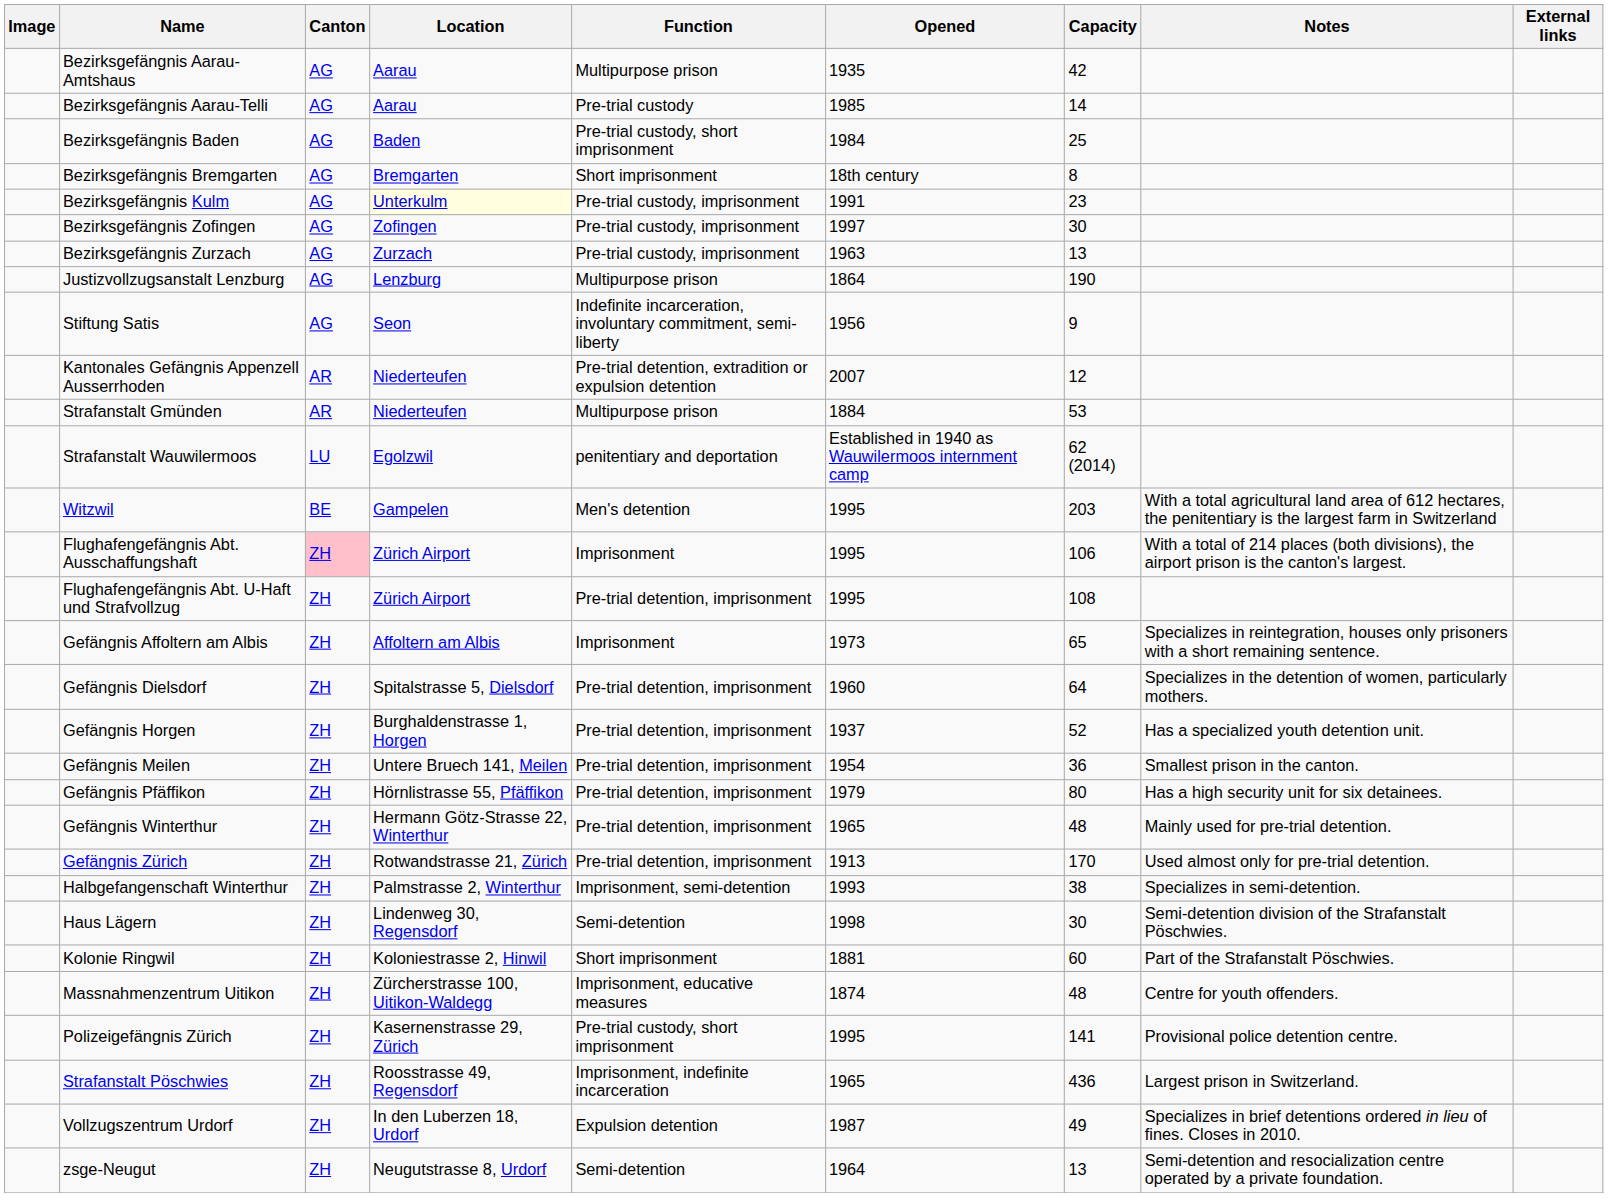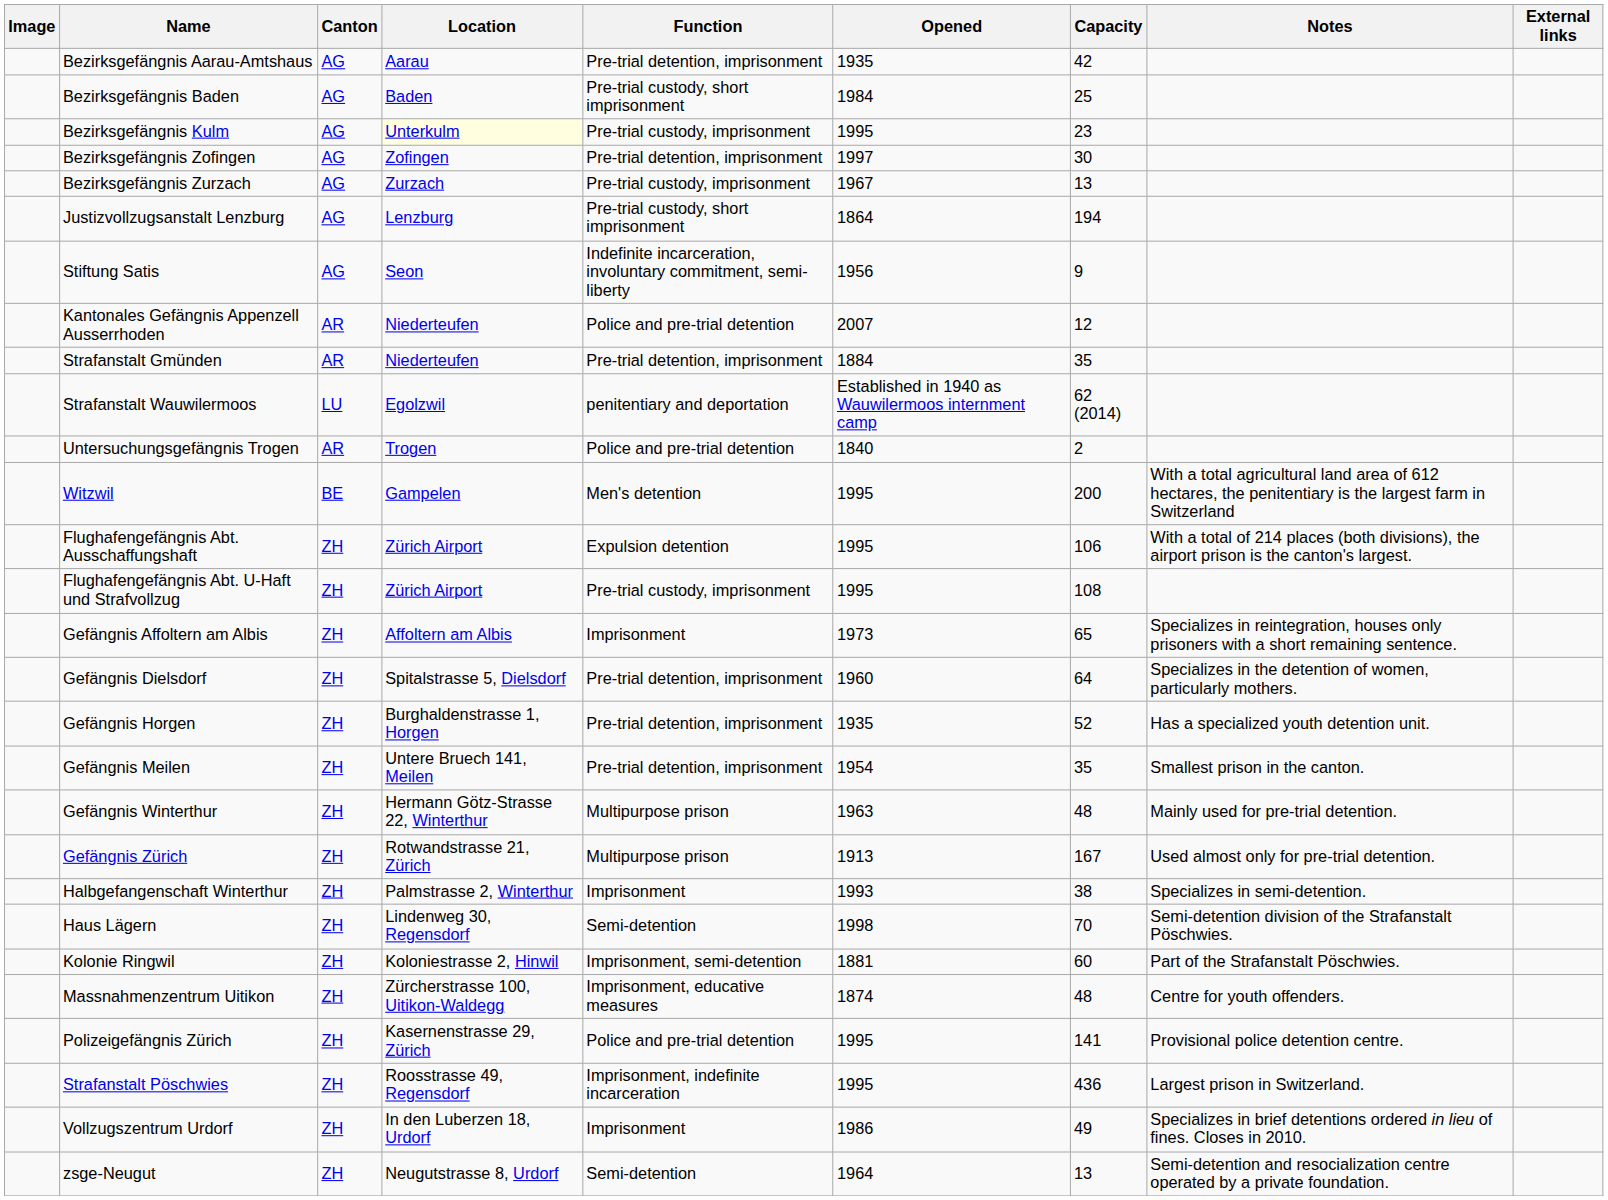(647, 70) Multipurpose prison -> (704, 61) Pre-trial detention, imprisonment
- row: (165, 105)
- row: (170, 176)
(847, 201) 1991 -> (855, 131) 1995
(687, 227) Pre-trial custody, imprisonment -> (704, 157) Pre-trial detention, imprisonment
(847, 253) 1963 -> (855, 183) 1967
(647, 279) Multipurpose prison -> (667, 218) Pre-trial custody, short imprisonment
(1082, 279) 190 -> (1088, 218) 194
(692, 377) Pre-trial detention, extradition or expulsion detention -> (690, 325) Police and pre-trial detention
(647, 412) Multipurpose prison -> (704, 360) Pre-trial detention, imprisonment
(1077, 412) 53 -> (1083, 360) 35
+ row: (181, 449)
(1082, 509) 203 -> (1088, 493) 200
(320, 554) pink background -> (332, 546) no background
(625, 554) Imprisonment -> (658, 546) Expulsion detention
(693, 598) Pre-trial detention, imprisonment -> (698, 590) Pre-trial custody, imprisonment
(847, 731) 1937 -> (855, 723) 1935
(1077, 766) 36 -> (1083, 767) 35
- row: (134, 792)
(693, 827) Pre-trial detention, imprisonment -> (658, 812) Multipurpose prison
(847, 827) 1965 -> (855, 812) 1963
(693, 862) Pre-trial detention, imprisonment -> (658, 856) Multipurpose prison
(1082, 862) 170 -> (1088, 856) 167
(683, 888) Imprisonment, semi-detention -> (636, 891) Imprisonment
(1077, 923) 30 -> (1083, 926) 70
(646, 958) Short imprisonment -> (694, 961) Imprisonment, semi-detention
(656, 1037) Pre-trial custody, short imprisonment -> (690, 1040) Police and pre-trial detention
(847, 1081) 1965 -> (855, 1085) 1995
(647, 1126) Expulsion detention -> (636, 1129) Imprisonment
(847, 1126) 1987 -> (855, 1129) 1986
